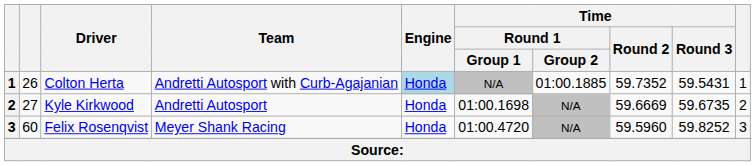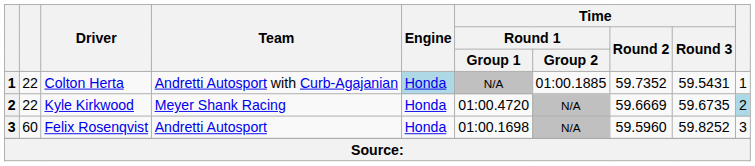(30, 83) 26 -> (30, 83) 22
(30, 105) 27 -> (30, 105) 22
(211, 105) Andretti Autosport -> (220, 105) Meyer Shank Racing
(494, 105) 01:00.1698 -> (494, 105) 01:00.4720
(743, 105) no background -> (743, 105) lightblue background
(220, 128) Meyer Shank Racing -> (211, 128) Andretti Autosport
(494, 128) 01:00.4720 -> (494, 128) 01:00.1698
